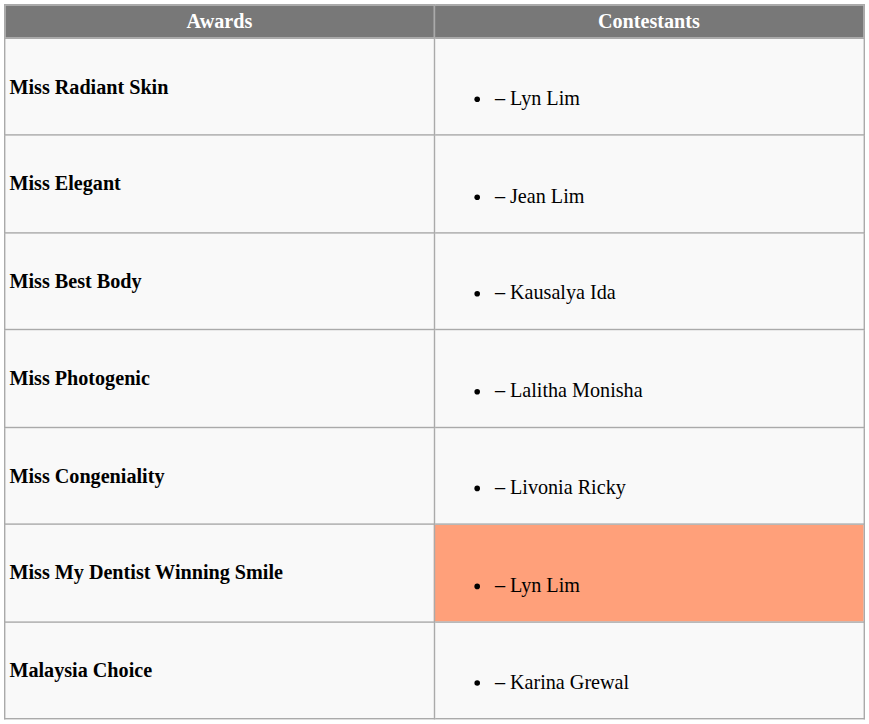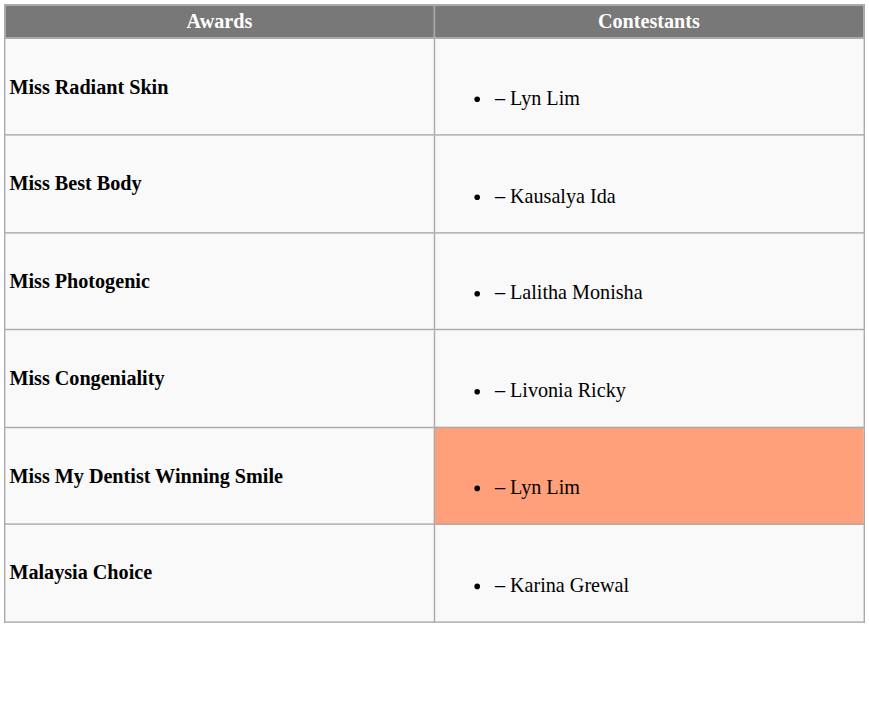- row: (65, 184)
